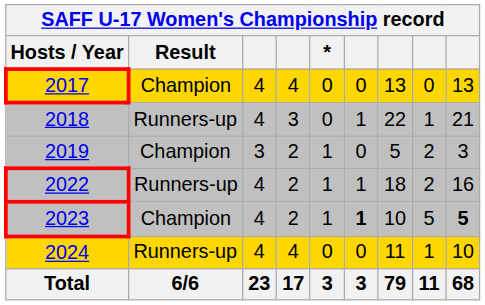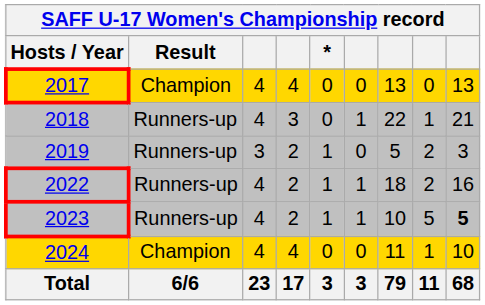(185, 151) Champion -> (185, 151) Runners-up
(186, 218) Champion -> (186, 218) Runners-up
(361, 218) bold -> (361, 218) normal
(185, 252) Runners-up -> (185, 252) Champion
